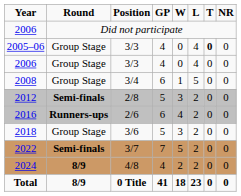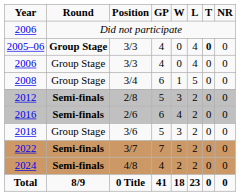(79, 47) normal -> (78, 47) bold
(79, 115) Runners-ups -> (78, 115) Semi-finals
(79, 166) 8/9 -> (78, 166) Semi-finals
